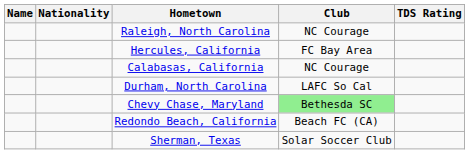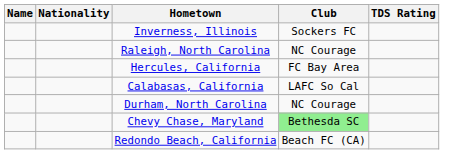+ row: (196, 31)
(337, 67) NC Courage -> (324, 86) LAFC So Cal
(337, 86) LAFC So Cal -> (324, 104) NC Courage
- row: (196, 140)
